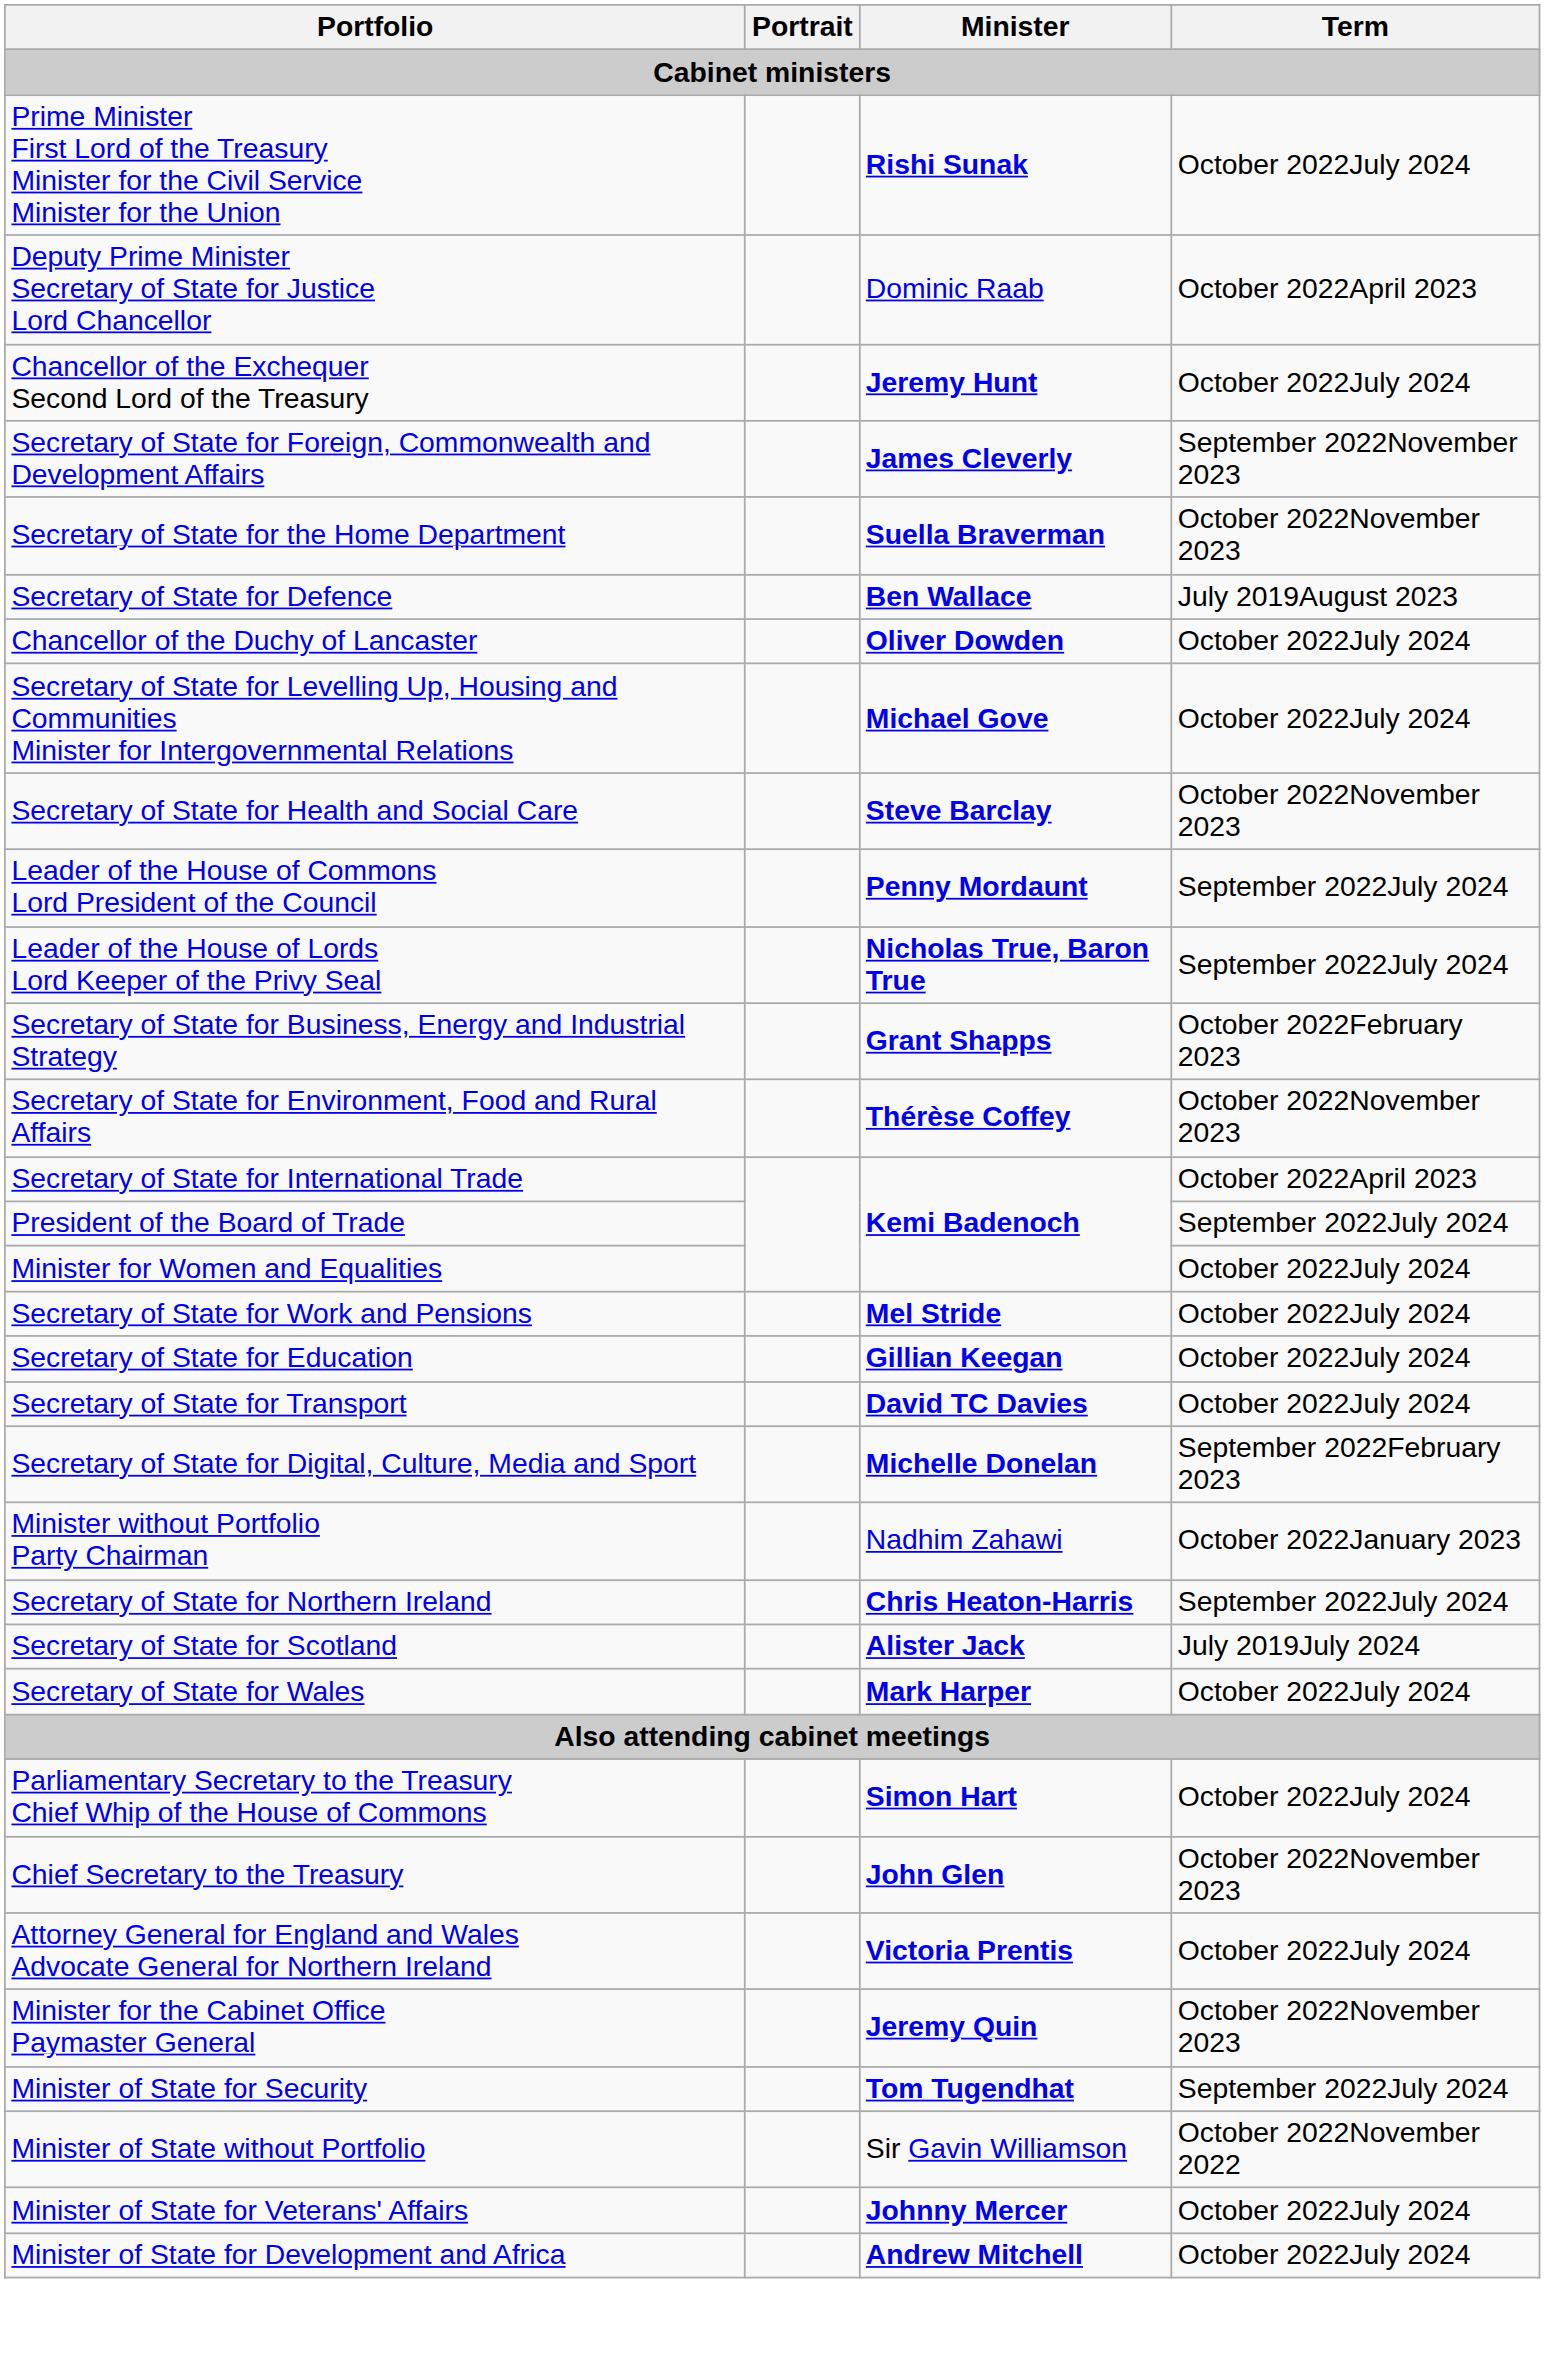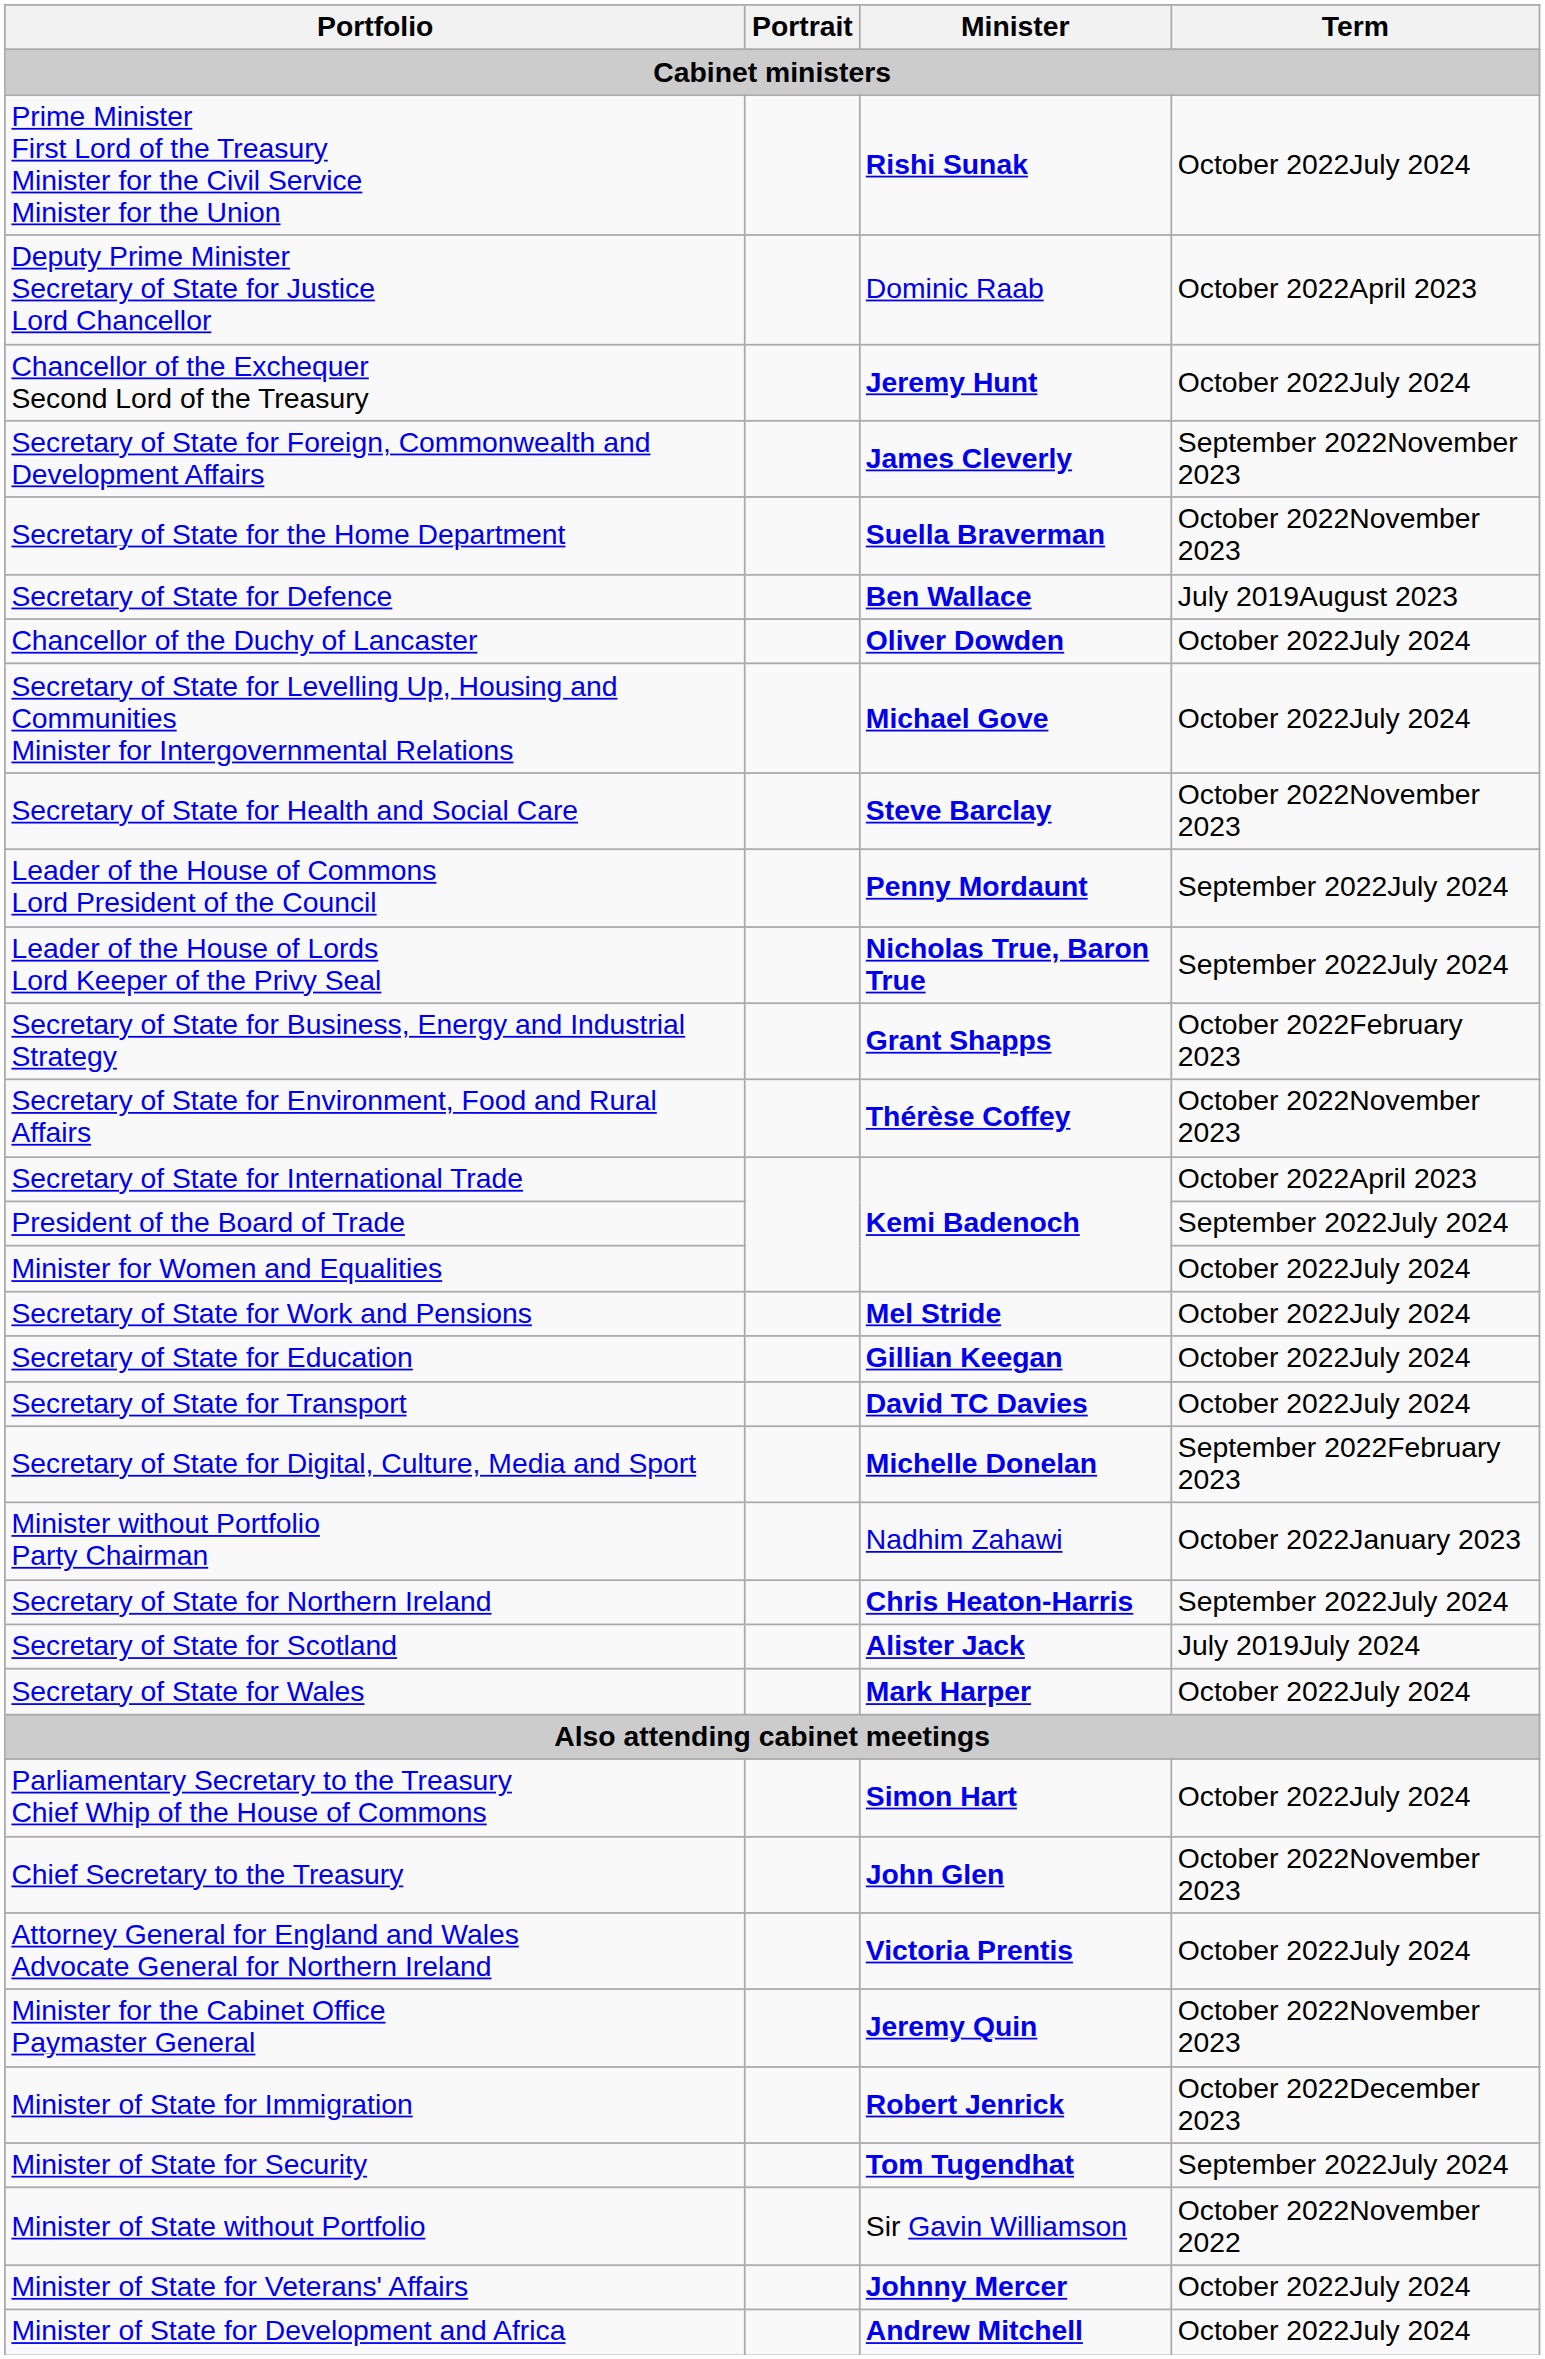+ row: (212, 2104)
